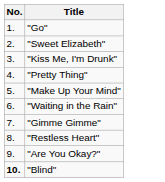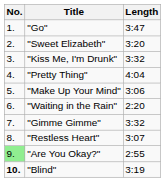+ column: (142, 12)
(11, 153) no background -> (11, 153) lightgreen background
